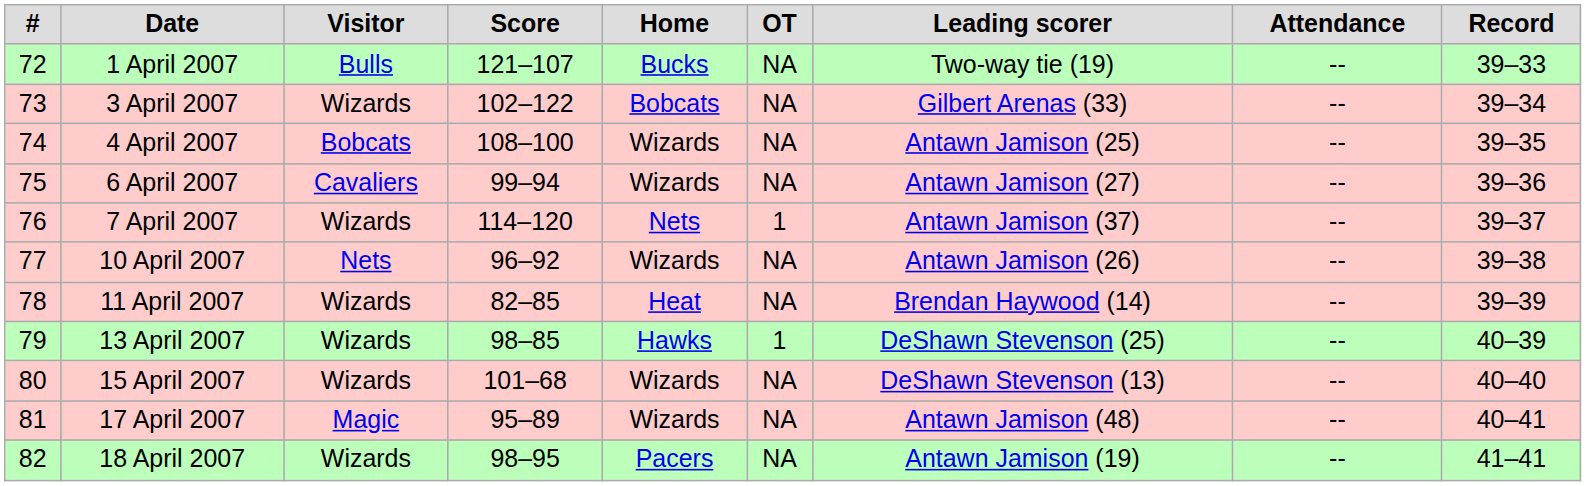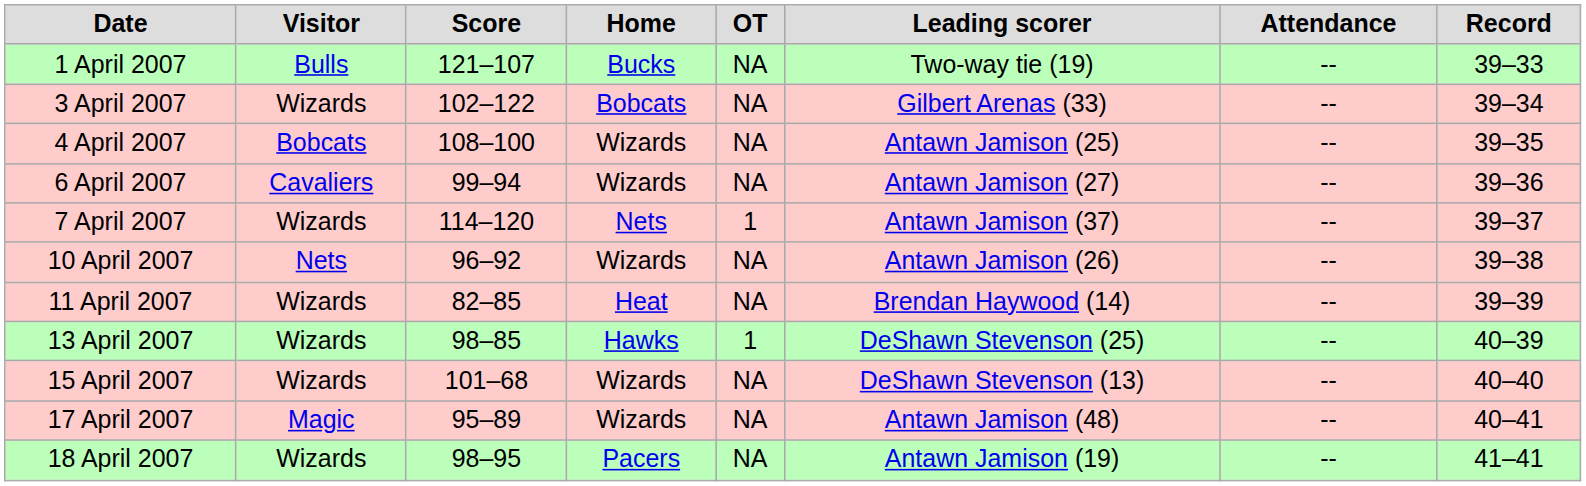- column: (33, 24)
